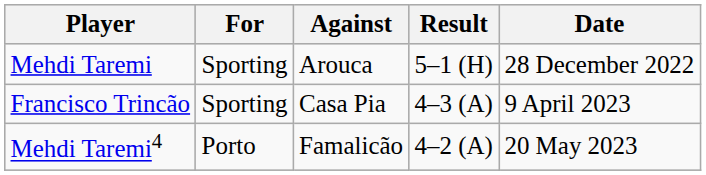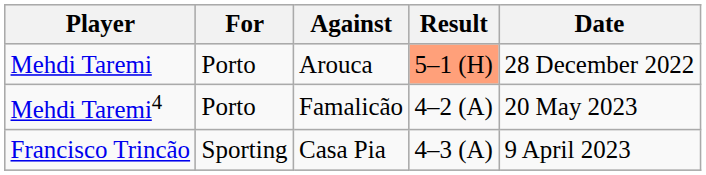(245, 63) Sporting -> (229, 63) Porto
(454, 63) no background -> (454, 63) lightsalmon background
rows swapped: (100, 103) <-> (86, 146)
